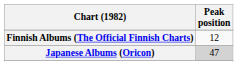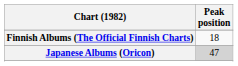(214, 38) 12 -> (214, 38) 18
